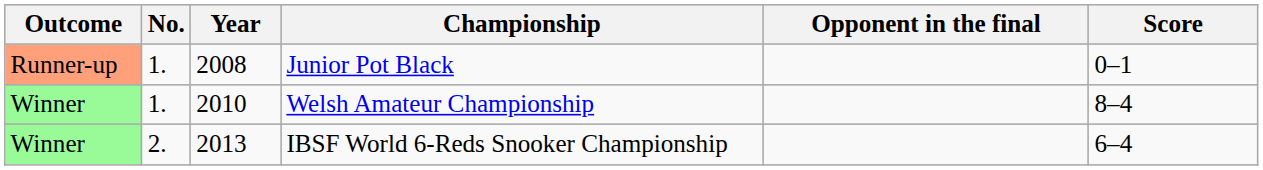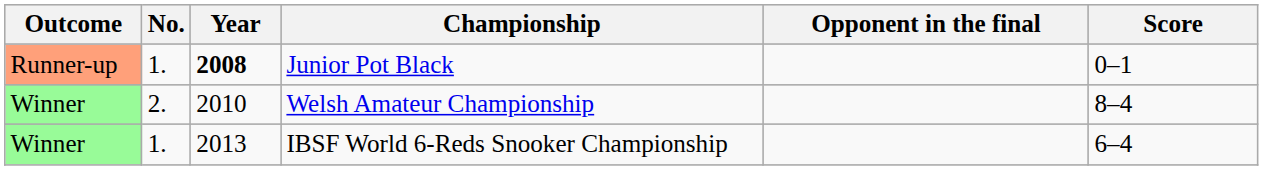(221, 64) normal -> (221, 64) bold
(157, 104) 1. -> (157, 104) 2.
(157, 143) 2. -> (157, 143) 1.
